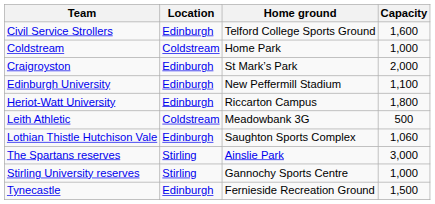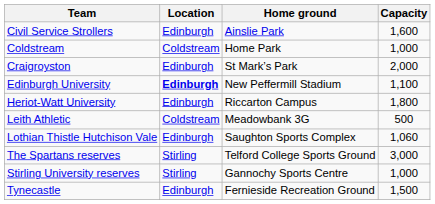(300, 31) Telford College Sports Ground -> (254, 31) Ainslie Park
(188, 84) normal -> (190, 84) bold
(254, 155) Ainslie Park -> (300, 155) Telford College Sports Ground
